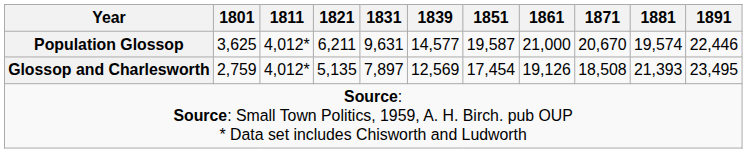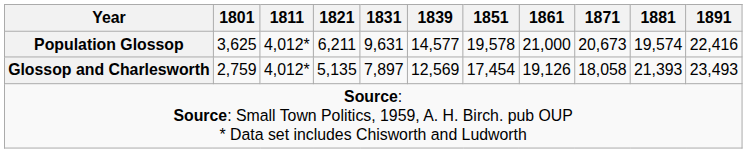(491, 44) 19,587 -> (491, 44) 19,578
(602, 44) 20,670 -> (602, 44) 20,673
(714, 44) 22,446 -> (714, 44) 22,416
(602, 70) 18,508 -> (602, 70) 18,058
(714, 70) 23,495 -> (714, 70) 23,493
